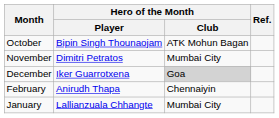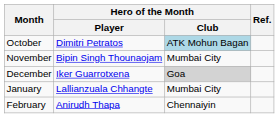(109, 43) Bipin Singh Thounaojam -> (89, 43) Dimitri Petratos
(208, 43) no background -> (208, 43) lightblue background
(89, 58) Dimitri Petratos -> (109, 58) Bipin Singh Thounaojam
rows swapped: (24, 105) <-> (26, 89)
